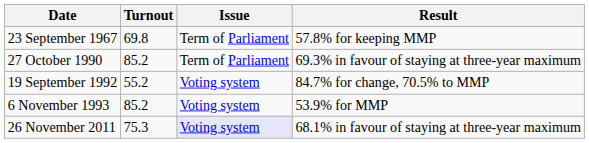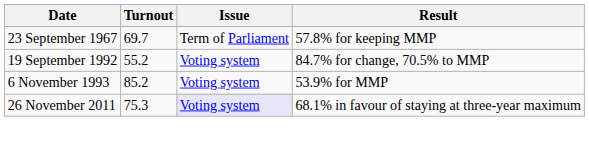(136, 37) 69.8 -> (136, 37) 69.7
- row: (55, 60)
